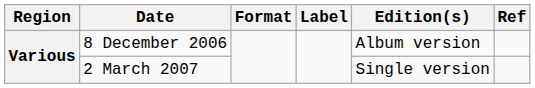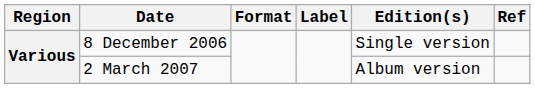(418, 44) Album version -> (423, 44) Single version
(423, 70) Single version -> (418, 70) Album version
